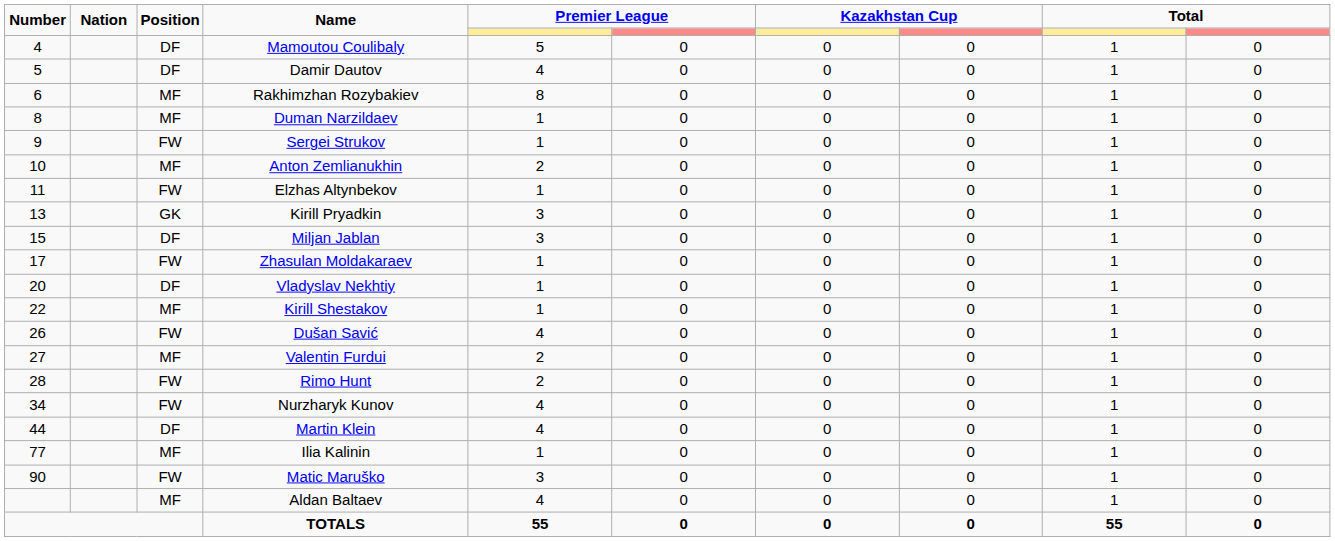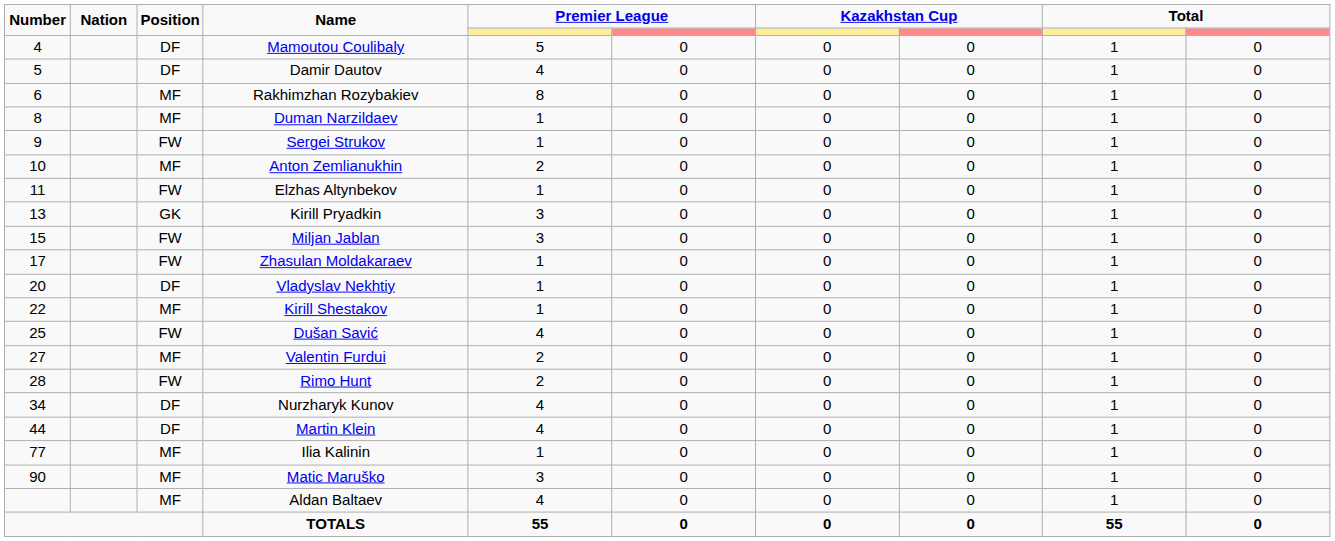(170, 238) DF -> (170, 238) FW
(38, 333) 26 -> (38, 333) 25
(170, 404) FW -> (170, 404) DF
(170, 476) FW -> (170, 476) MF
